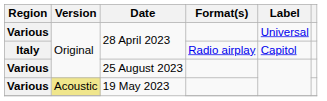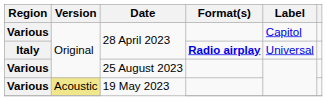(285, 31) Universal -> (284, 31) Capitol
(222, 50) normal -> (224, 50) bold
(279, 50) Capitol -> (290, 50) Universal
